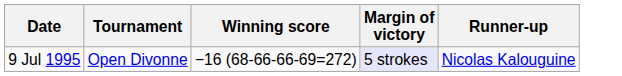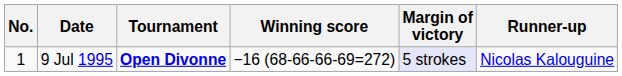+ column: (21, 26)
(138, 59) normal -> (173, 59) bold
